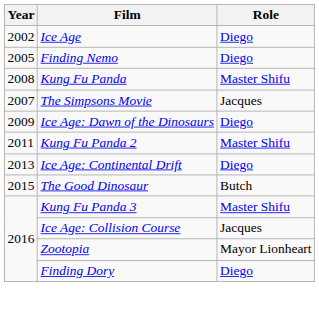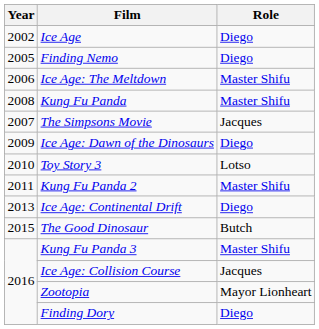+ row: (103, 79)
+ row: (71, 164)
